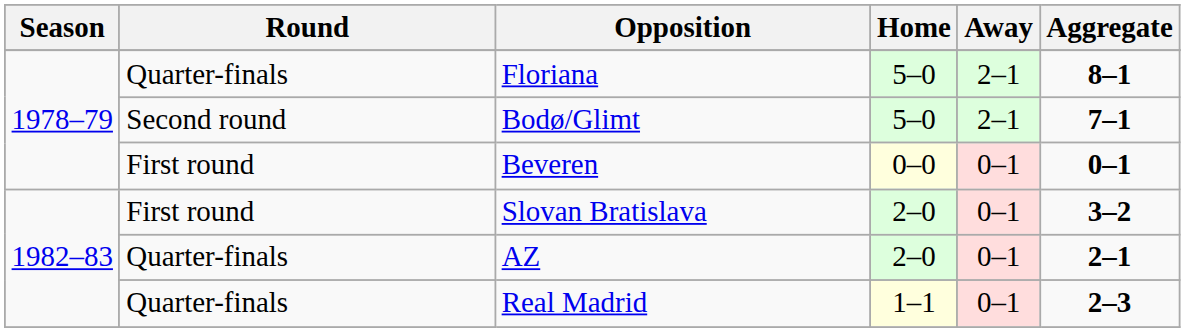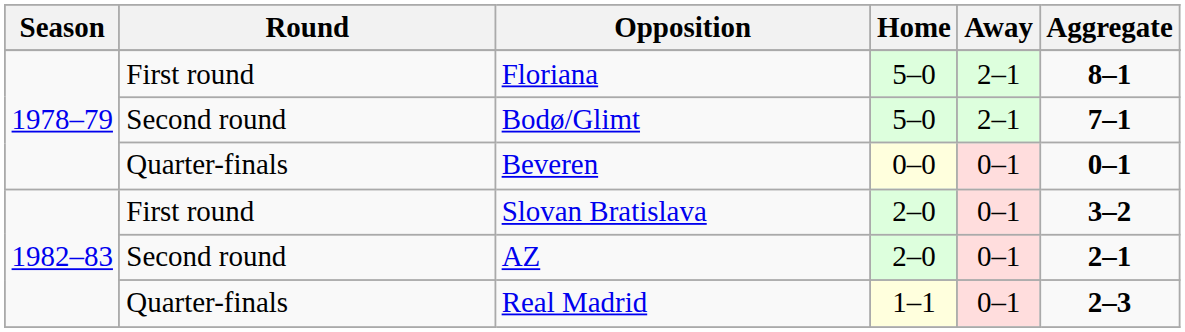(207, 73) Quarter-finals -> (190, 73) First round
(190, 165) First round -> (207, 165) Quarter-finals
(207, 257) Quarter-finals -> (206, 257) Second round
